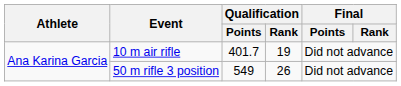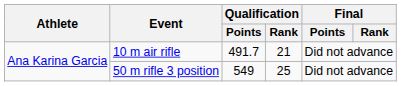(244, 52) 401.7 -> (244, 52) 491.7
(284, 52) 19 -> (284, 52) 21
(284, 71) 26 -> (284, 71) 25
